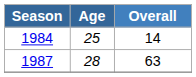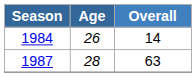(92, 39) 25 -> (92, 39) 26
